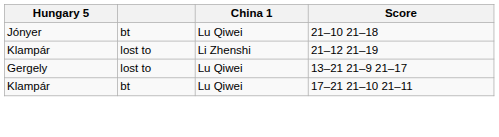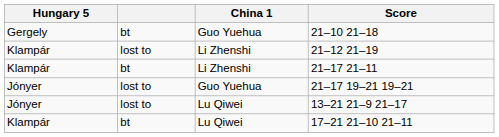(24, 31) Jónyer -> (27, 31) Gergely
(220, 31) Lu Qiwei -> (230, 31) Guo Yuehua
+ row: (344, 68)
+ row: (362, 86)
(27, 68) Gergely -> (24, 104) Jónyer
